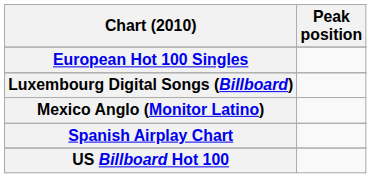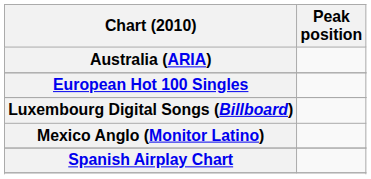+ row: (151, 60)
- row: (151, 160)
